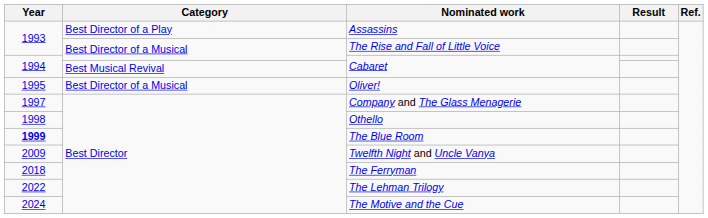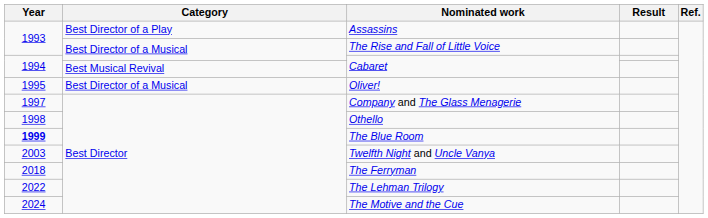(34, 153) 2009 -> (34, 153) 2003
